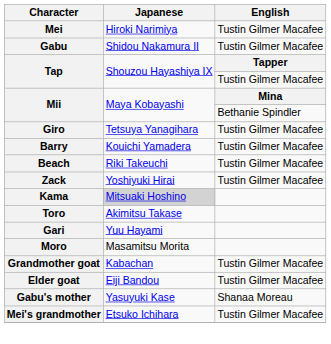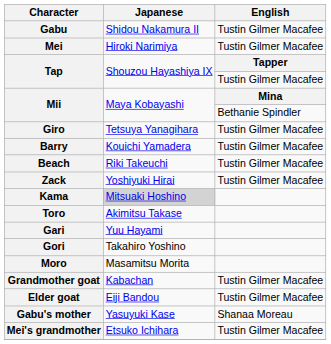rows swapped: (54, 29) <-> (54, 46)
+ row: (54, 247)
